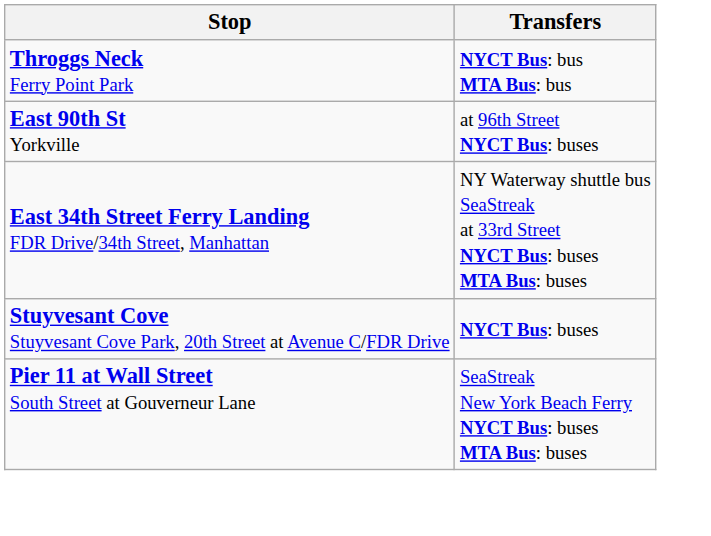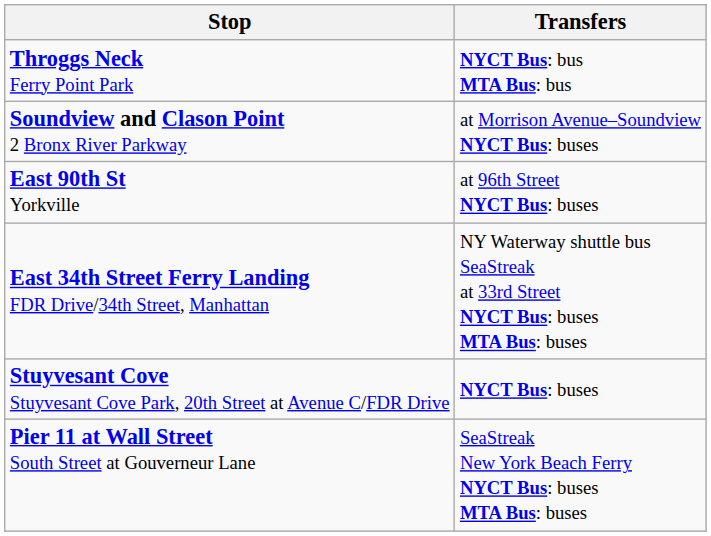+ row: (147, 131)
